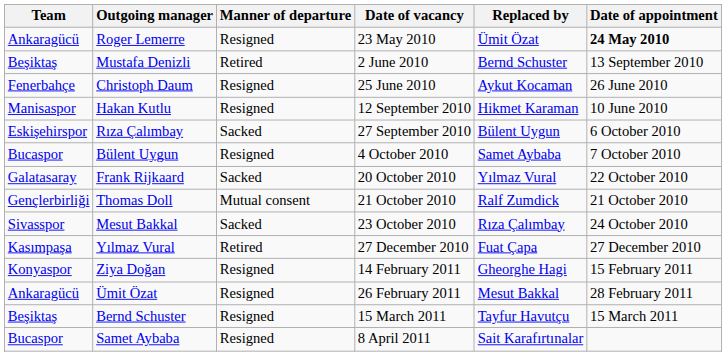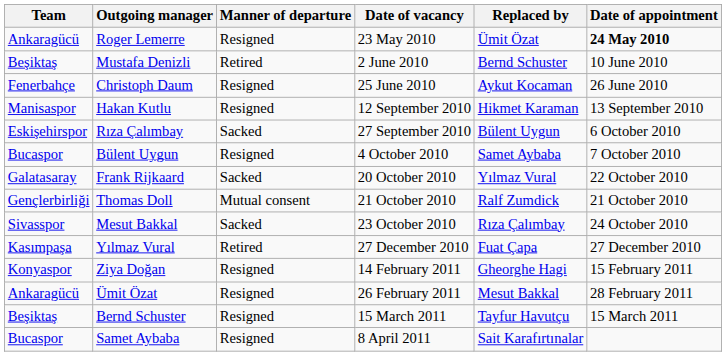(647, 62) 13 September 2010 -> (629, 62) 10 June 2010
(629, 108) 10 June 2010 -> (647, 108) 13 September 2010
